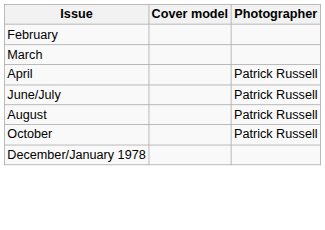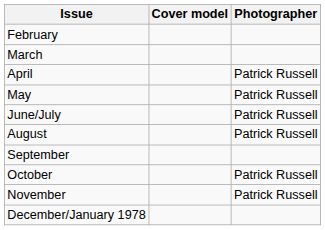+ row: (19, 94)
+ row: (38, 154)
+ row: (36, 194)
